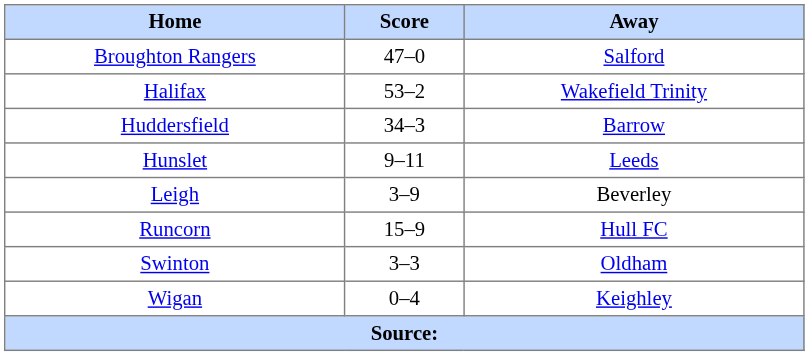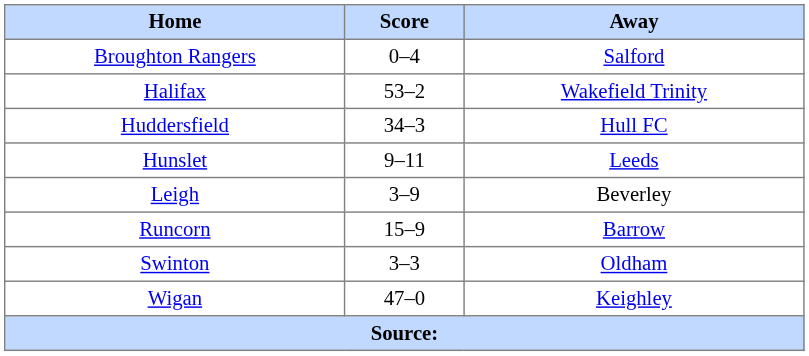(404, 56) 47–0 -> (404, 56) 0–4
(634, 125) Barrow -> (634, 125) Hull FC
(634, 229) Hull FC -> (634, 229) Barrow
(404, 298) 0–4 -> (404, 298) 47–0
